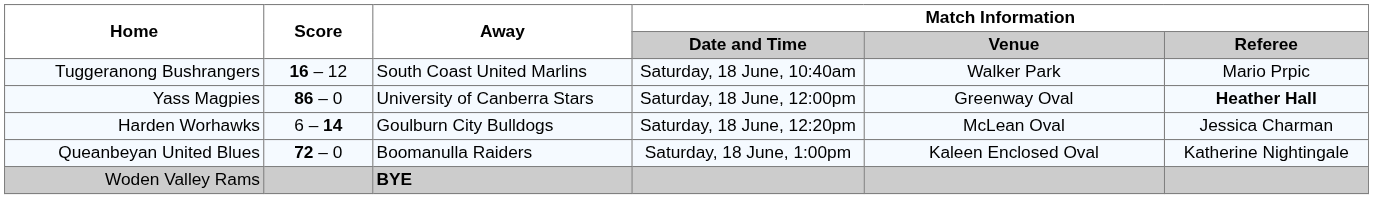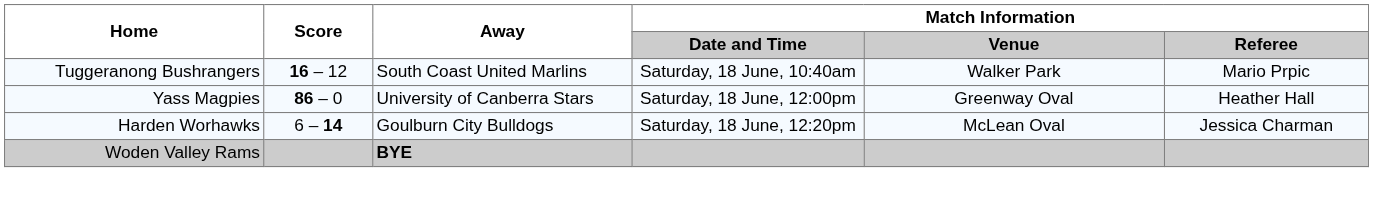(1266, 99) bold -> (1266, 99) normal
- row: (159, 153)
